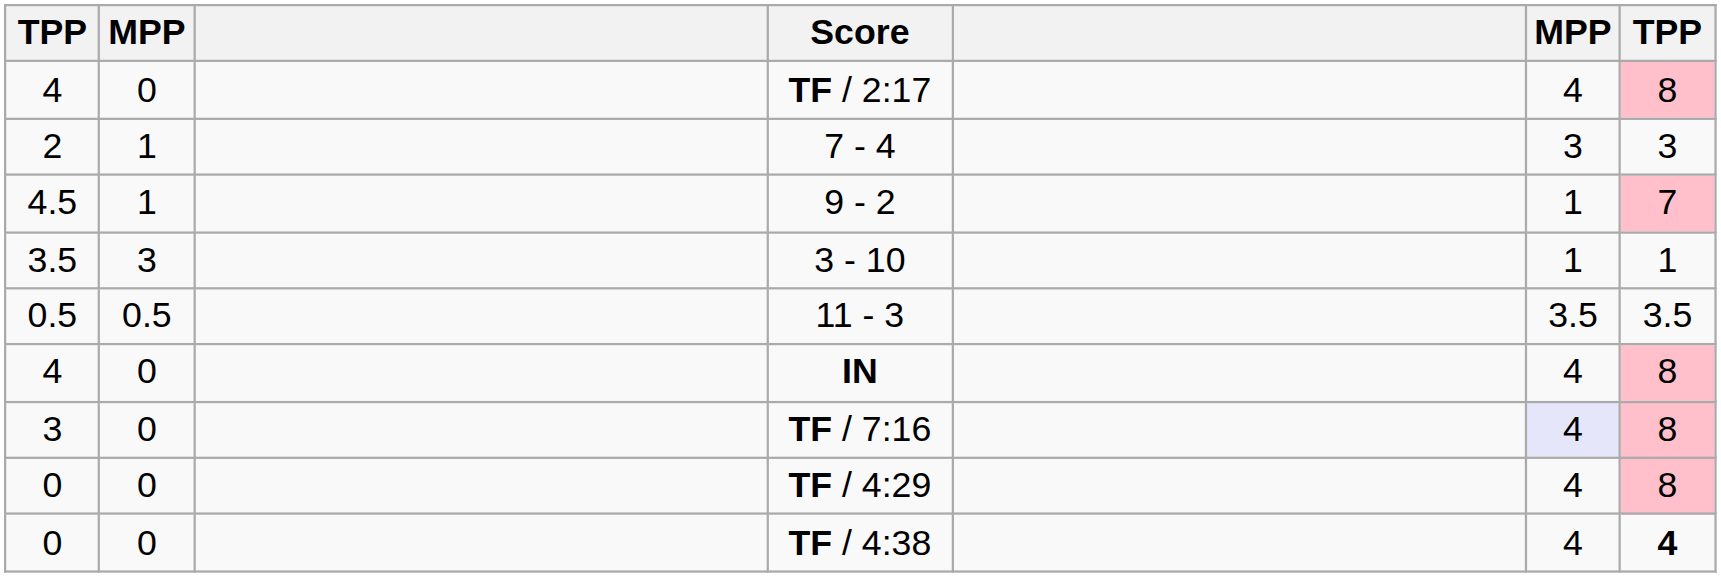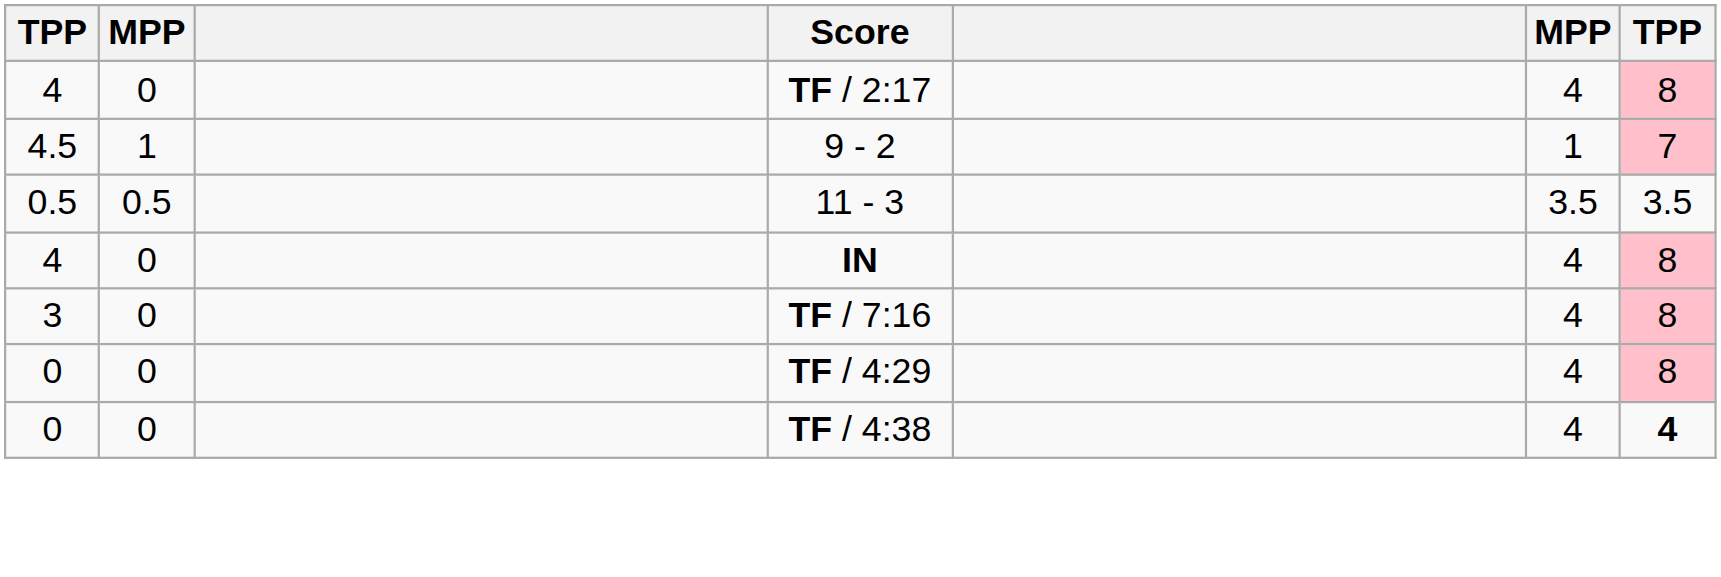- row: (860, 145)
- row: (860, 259)
(1573, 428) lavender background -> (1573, 315) no background
